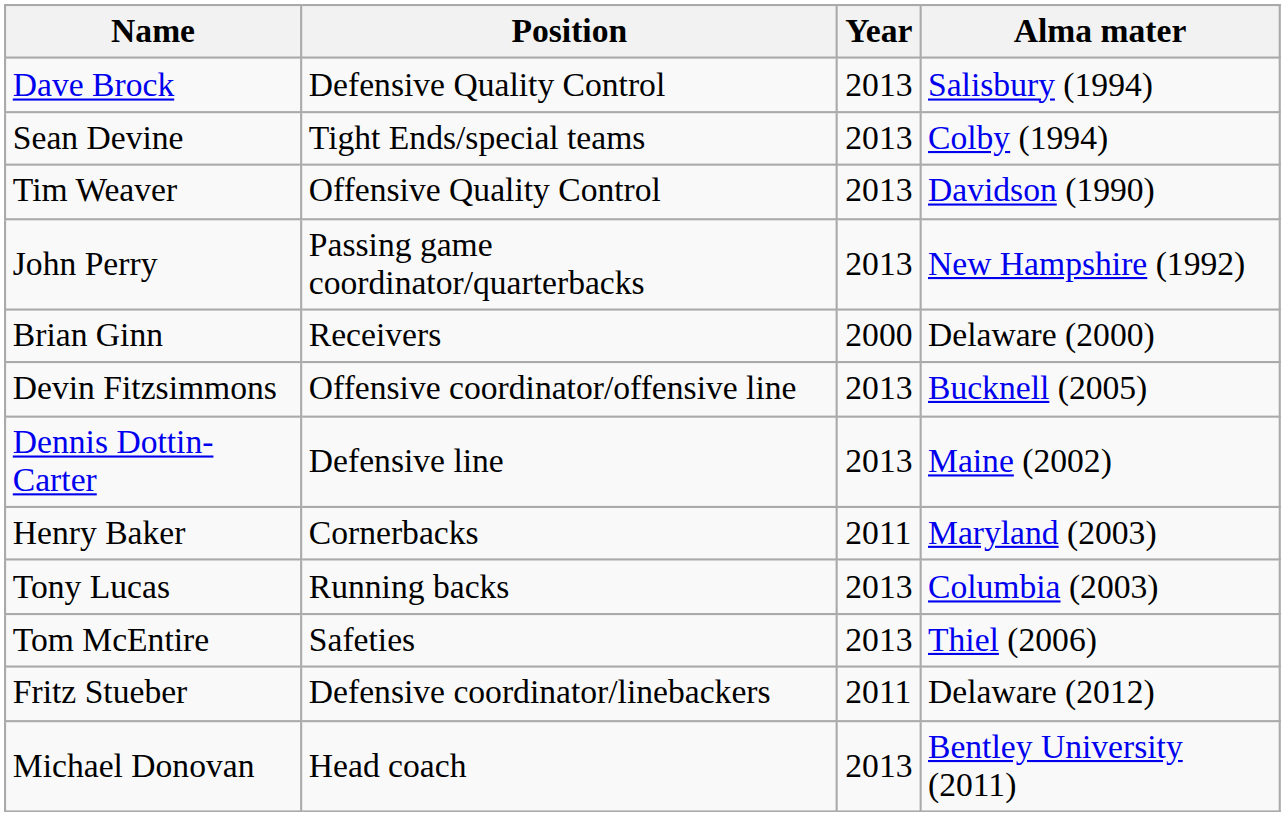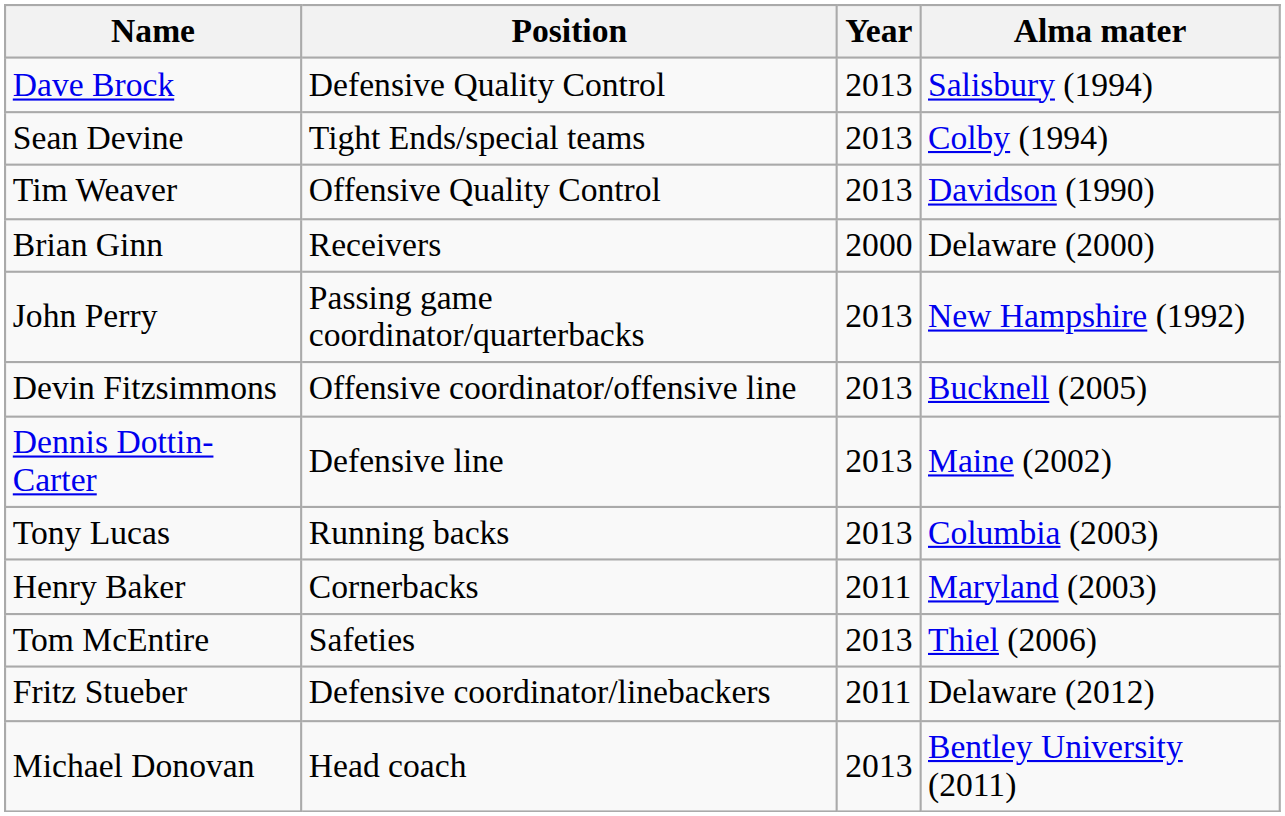rows swapped: (85, 263) <-> (88, 335)
rows swapped: (91, 586) <-> (99, 533)
